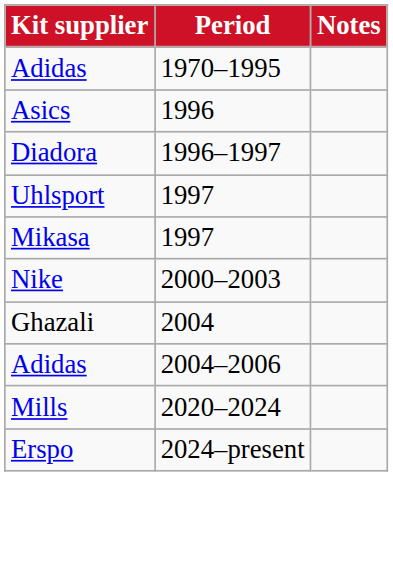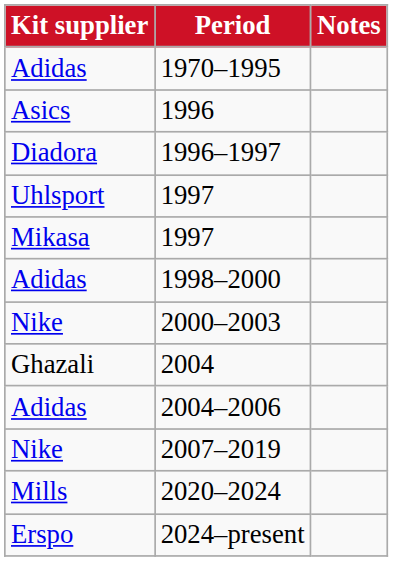+ row: (49, 279)
+ row: (37, 449)
